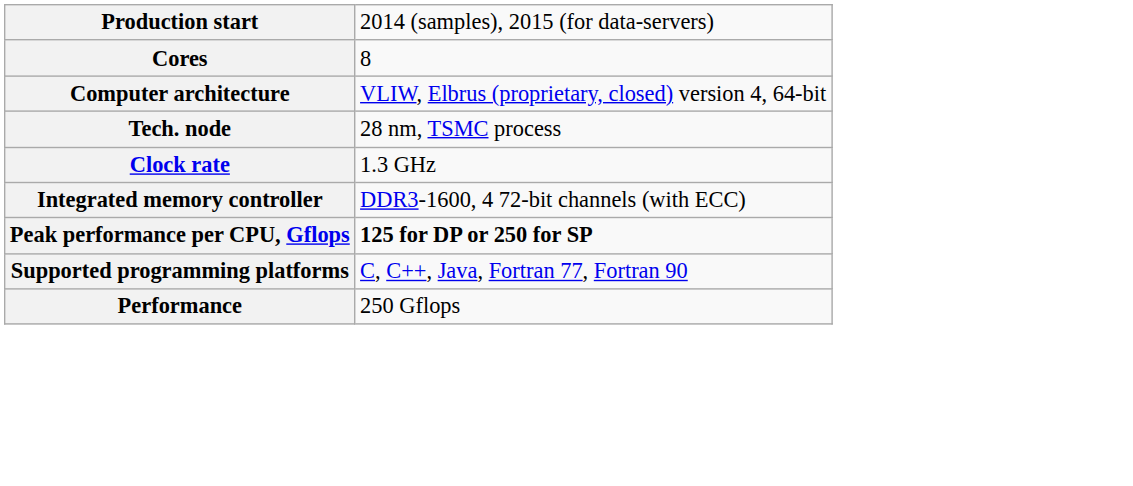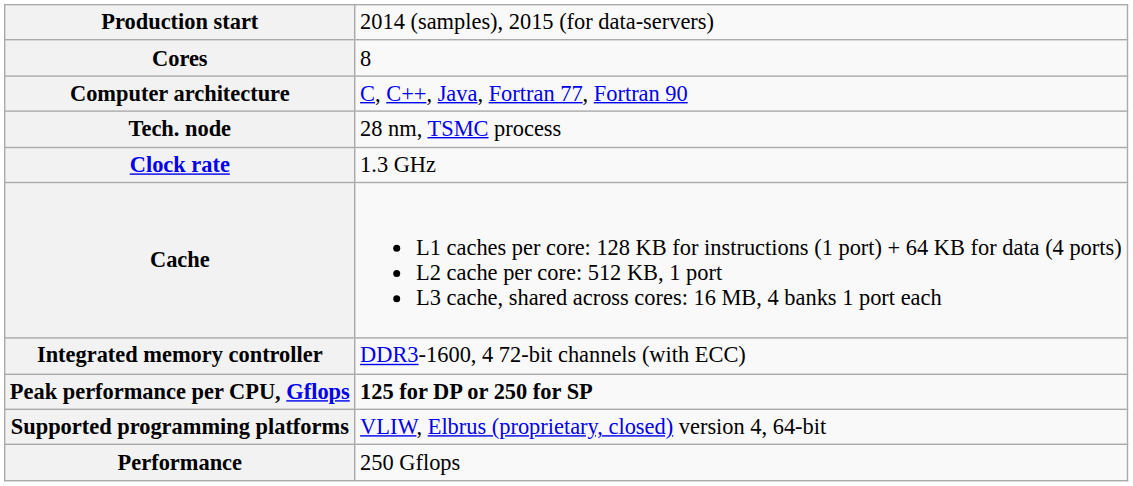(593, 93) VLIW, Elbrus (proprietary, closed) version 4, 64-bit -> (524, 93) C, C++, Java, Fortran 77, Fortran 90
+ row: (180, 260)
(524, 270) C, C++, Java, Fortran 77, Fortran 90 -> (593, 426) VLIW, Elbrus (proprietary, closed) version 4, 64-bit
